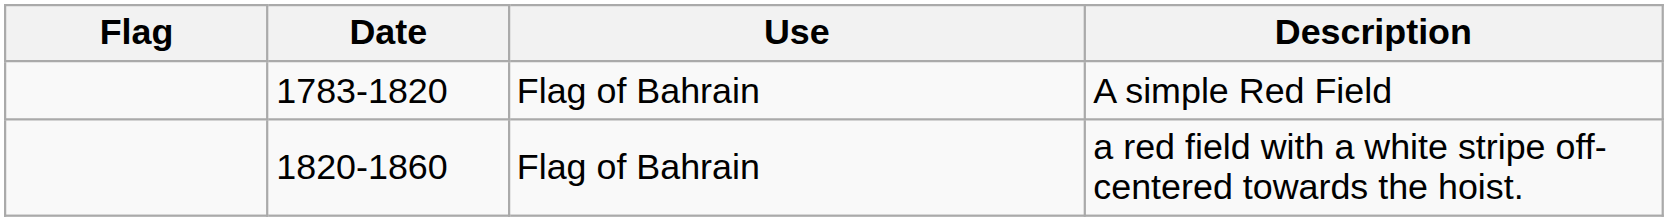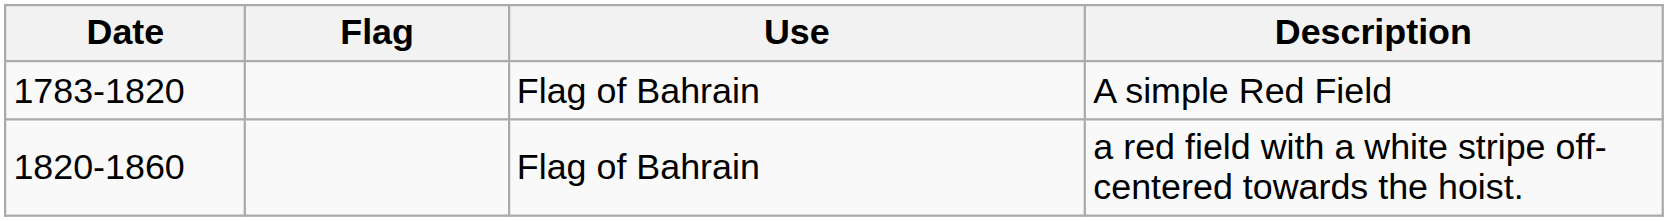columns swapped: (137, 32) <-> (388, 32)
